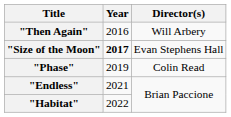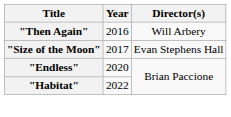(117, 49) bold -> (117, 49) normal
- row: (54, 67)
(117, 85) 2021 -> (117, 67) 2020
